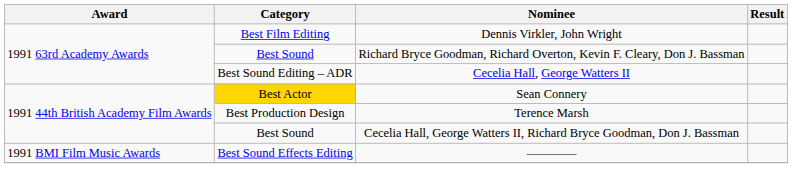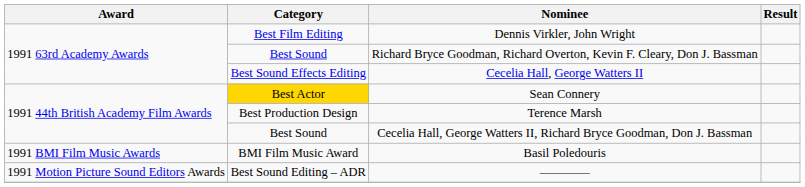(285, 73) Best Sound Editing – ADR -> (298, 73) Best Sound Effects Editing
+ row: (565, 152)
(84, 152) 1991 BMI Film Music Awards -> (116, 172) 1991 Motion Picture Sound Editors Awards
(285, 152) Best Sound Effects Editing -> (298, 172) Best Sound Editing – ADR
